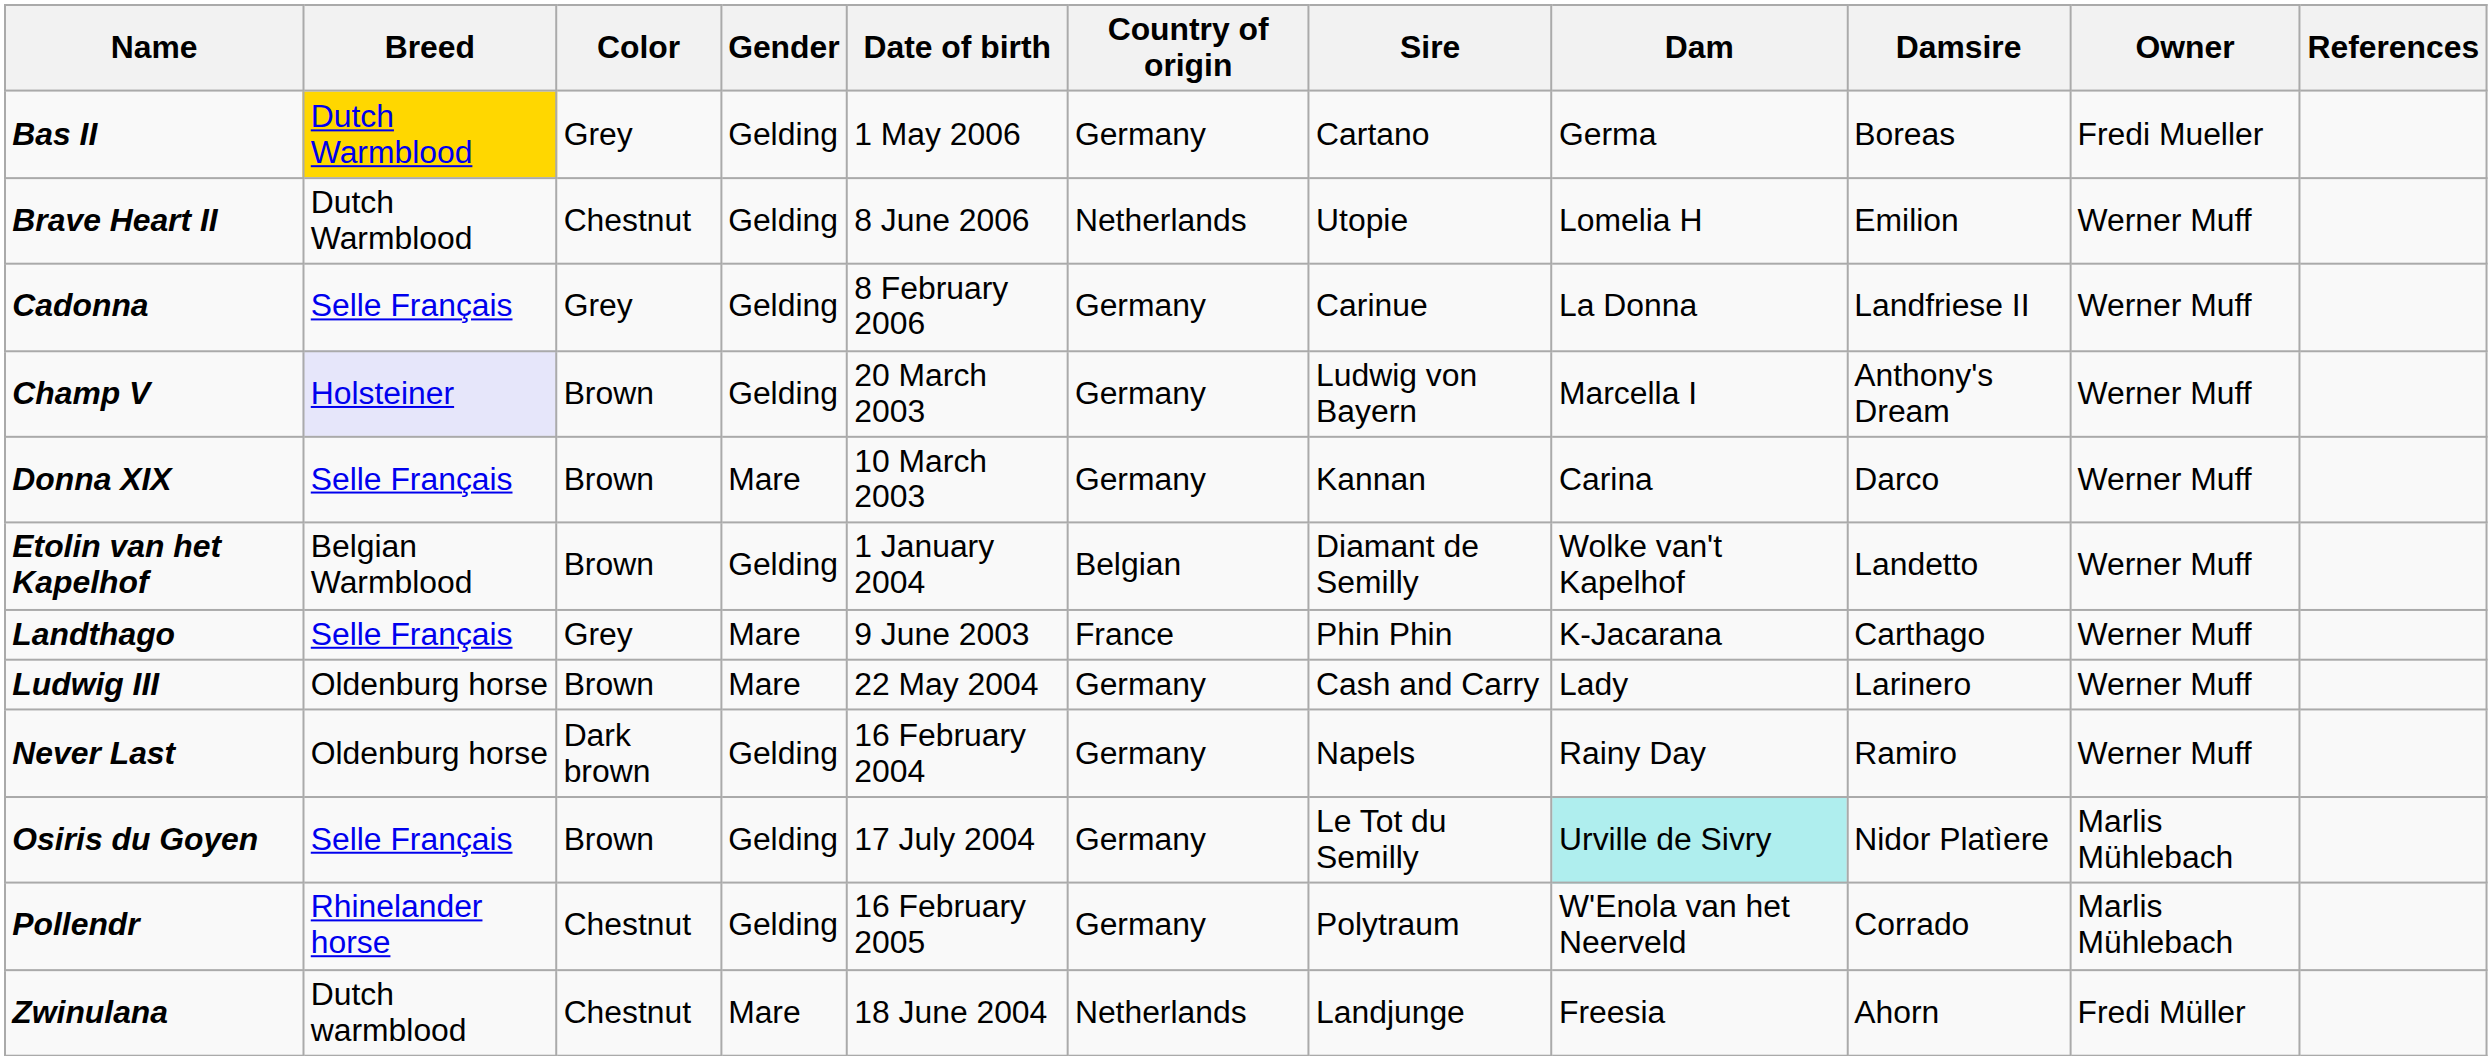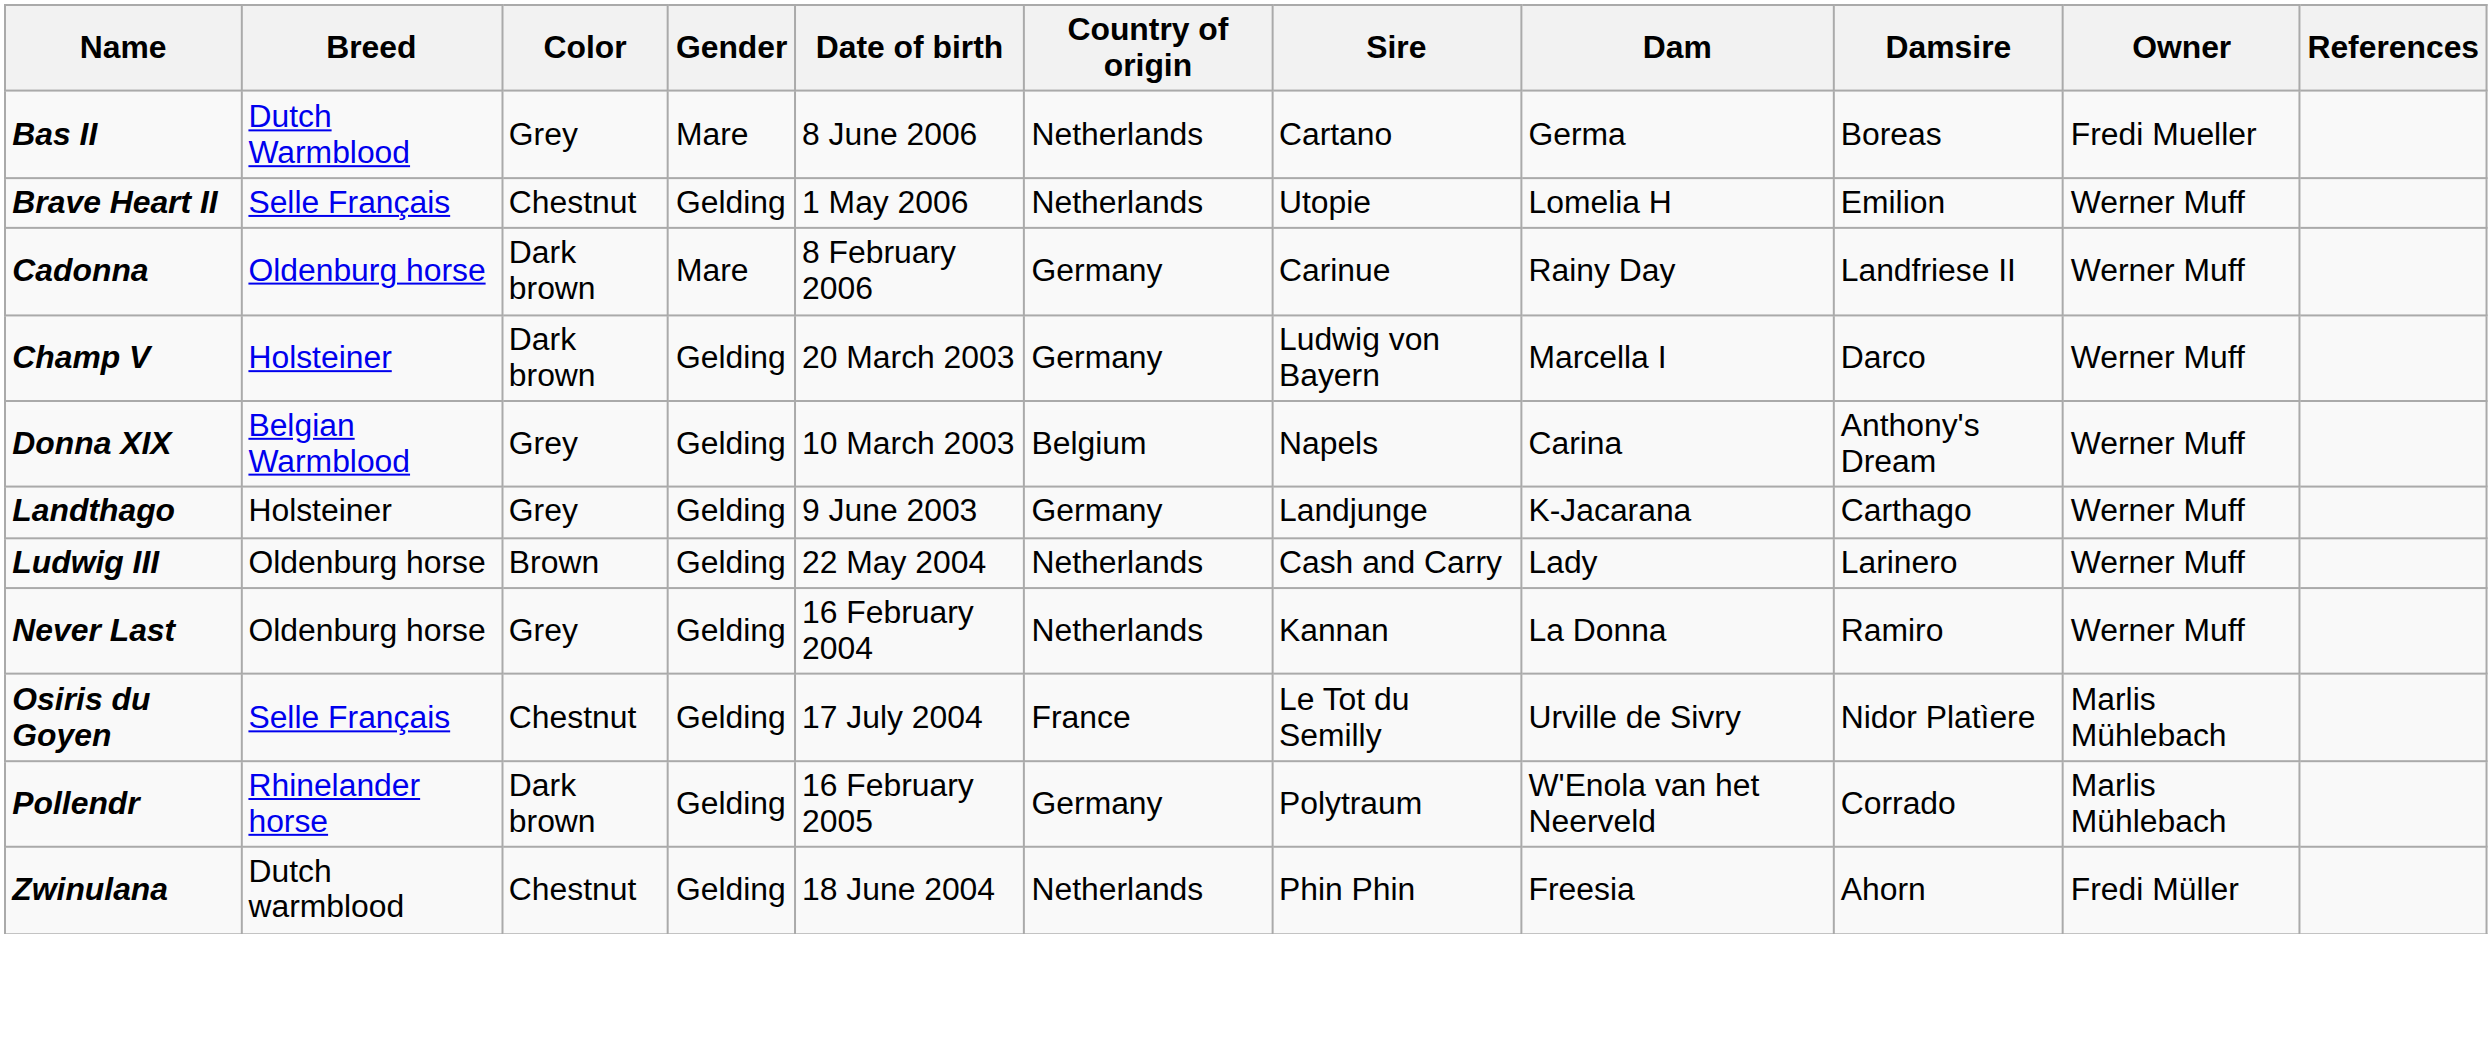(392, 133) gold background -> (329, 133) no background
(783, 133) Gelding -> (712, 133) Mare
(937, 133) 1 May 2006 -> (890, 133) 8 June 2006
(1140, 133) Germany -> (1117, 133) Netherlands
(392, 220) Dutch Warmblood -> (349, 202) Selle Français
(942, 220) 8 June 2006 -> (885, 202) 1 May 2006
(412, 306) Selle Français -> (367, 270) Oldenburg horse
(598, 306) Grey -> (552, 270) Dark brown
(783, 306) Gelding -> (712, 270) Mare
(1628, 306) La Donna -> (1602, 270) Rainy Day
(382, 392) lavender background -> (320, 357) no background
(609, 392) Brown -> (552, 357) Dark brown
(1924, 392) Anthony's Dream -> (1883, 357) Darco
(412, 479) Selle Français -> (329, 443) Belgian Warmblood
(609, 479) Brown -> (543, 443) Grey
(764, 479) Mare -> (731, 443) Gelding
(1140, 479) Germany -> (1089, 443) Belgium
(1371, 479) Kannan -> (1329, 443) Napels
(1897, 479) Darco -> (1910, 443) Anthony's Dream
- row: (117, 565)
(412, 633) Selle Français -> (320, 511) Holsteiner
(764, 633) Mare -> (731, 511) Gelding
(1124, 633) France -> (1097, 511) Germany
(1384, 633) Phin Phin -> (1353, 511) Landjunge
(764, 684) Mare -> (731, 562) Gelding
(1140, 684) Germany -> (1117, 562) Netherlands
(607, 752) Dark brown -> (543, 630) Grey
(1140, 752) Germany -> (1117, 630) Netherlands
(1366, 752) Napels -> (1334, 630) Kannan
(1632, 752) Rainy Day -> (1598, 630) La Donna
(609, 839) Brown -> (573, 717) Chestnut
(1140, 839) Germany -> (1081, 717) France
(1665, 839) paleturquoise background -> (1635, 717) no background
(627, 925) Chestnut -> (552, 803) Dark brown
(764, 1011) Mare -> (731, 889) Gelding
(1390, 1011) Landjunge -> (1347, 889) Phin Phin
